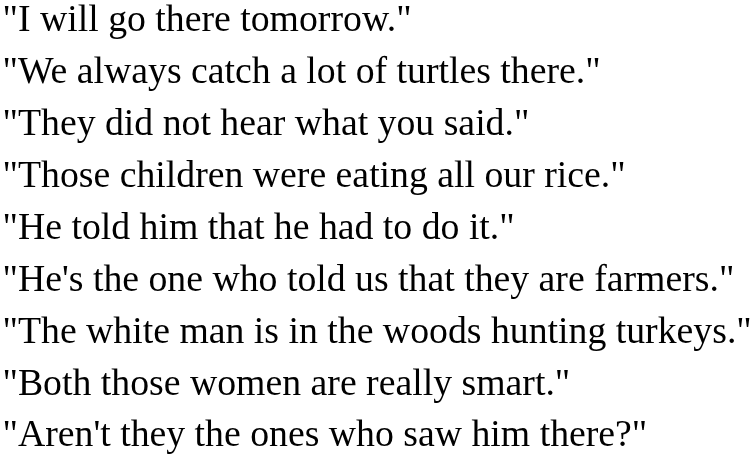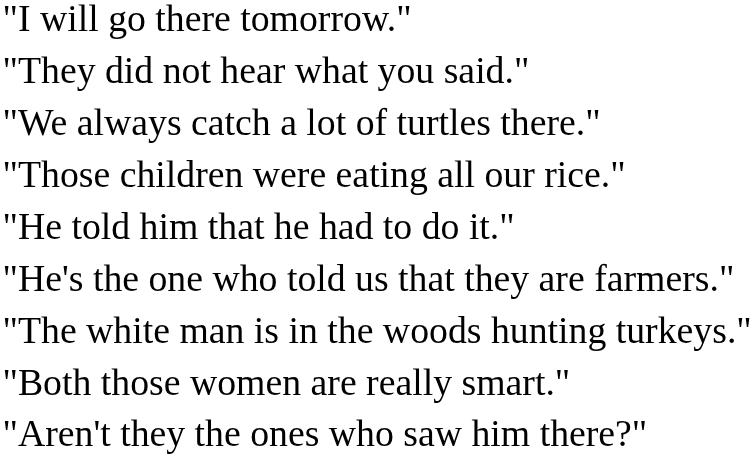rows swapped: (302, 70) <-> (266, 122)
